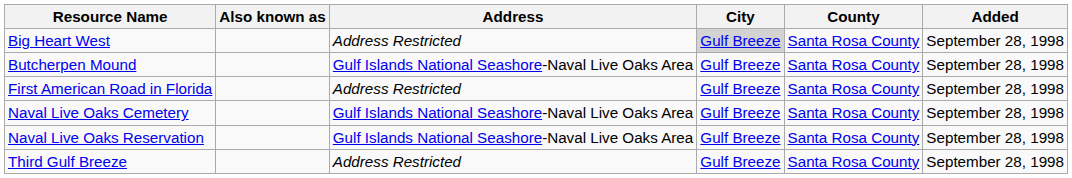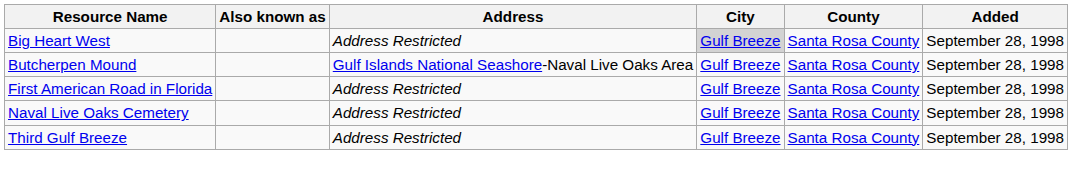(513, 113) Gulf Islands National Seashore-Naval Live Oaks Area -> (397, 113) Address Restricted
- row: (106, 137)
